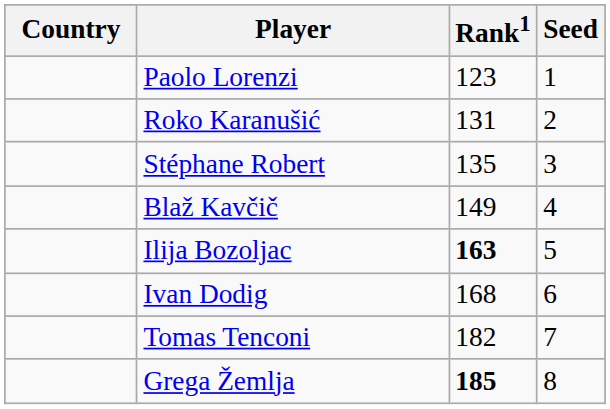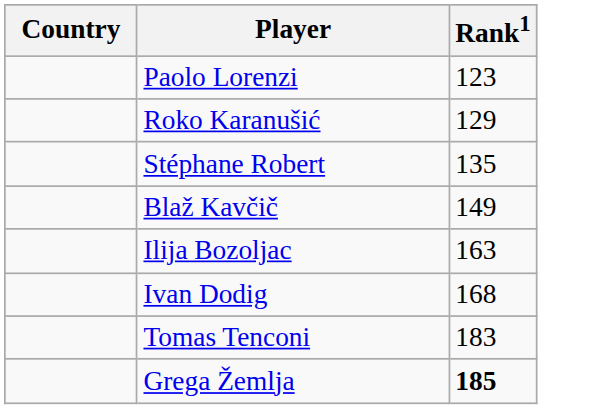- column: (571, 29)
(476, 120) 131 -> (476, 120) 129
(476, 250) bold -> (476, 250) normal
(476, 337) 182 -> (476, 337) 183
